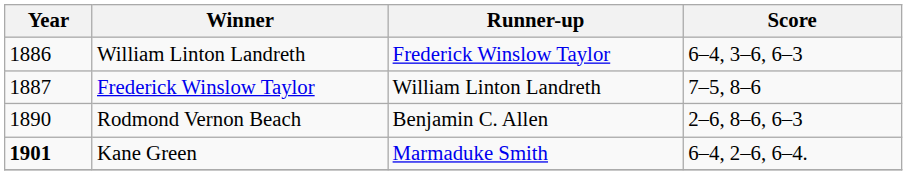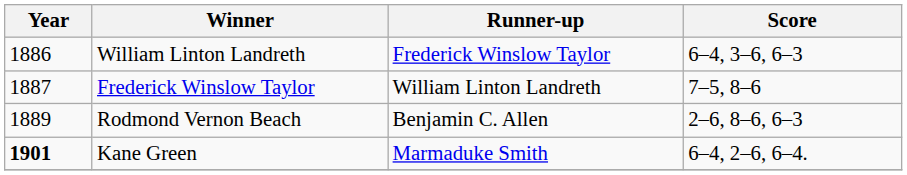(30, 119) 1890 -> (30, 119) 1889
